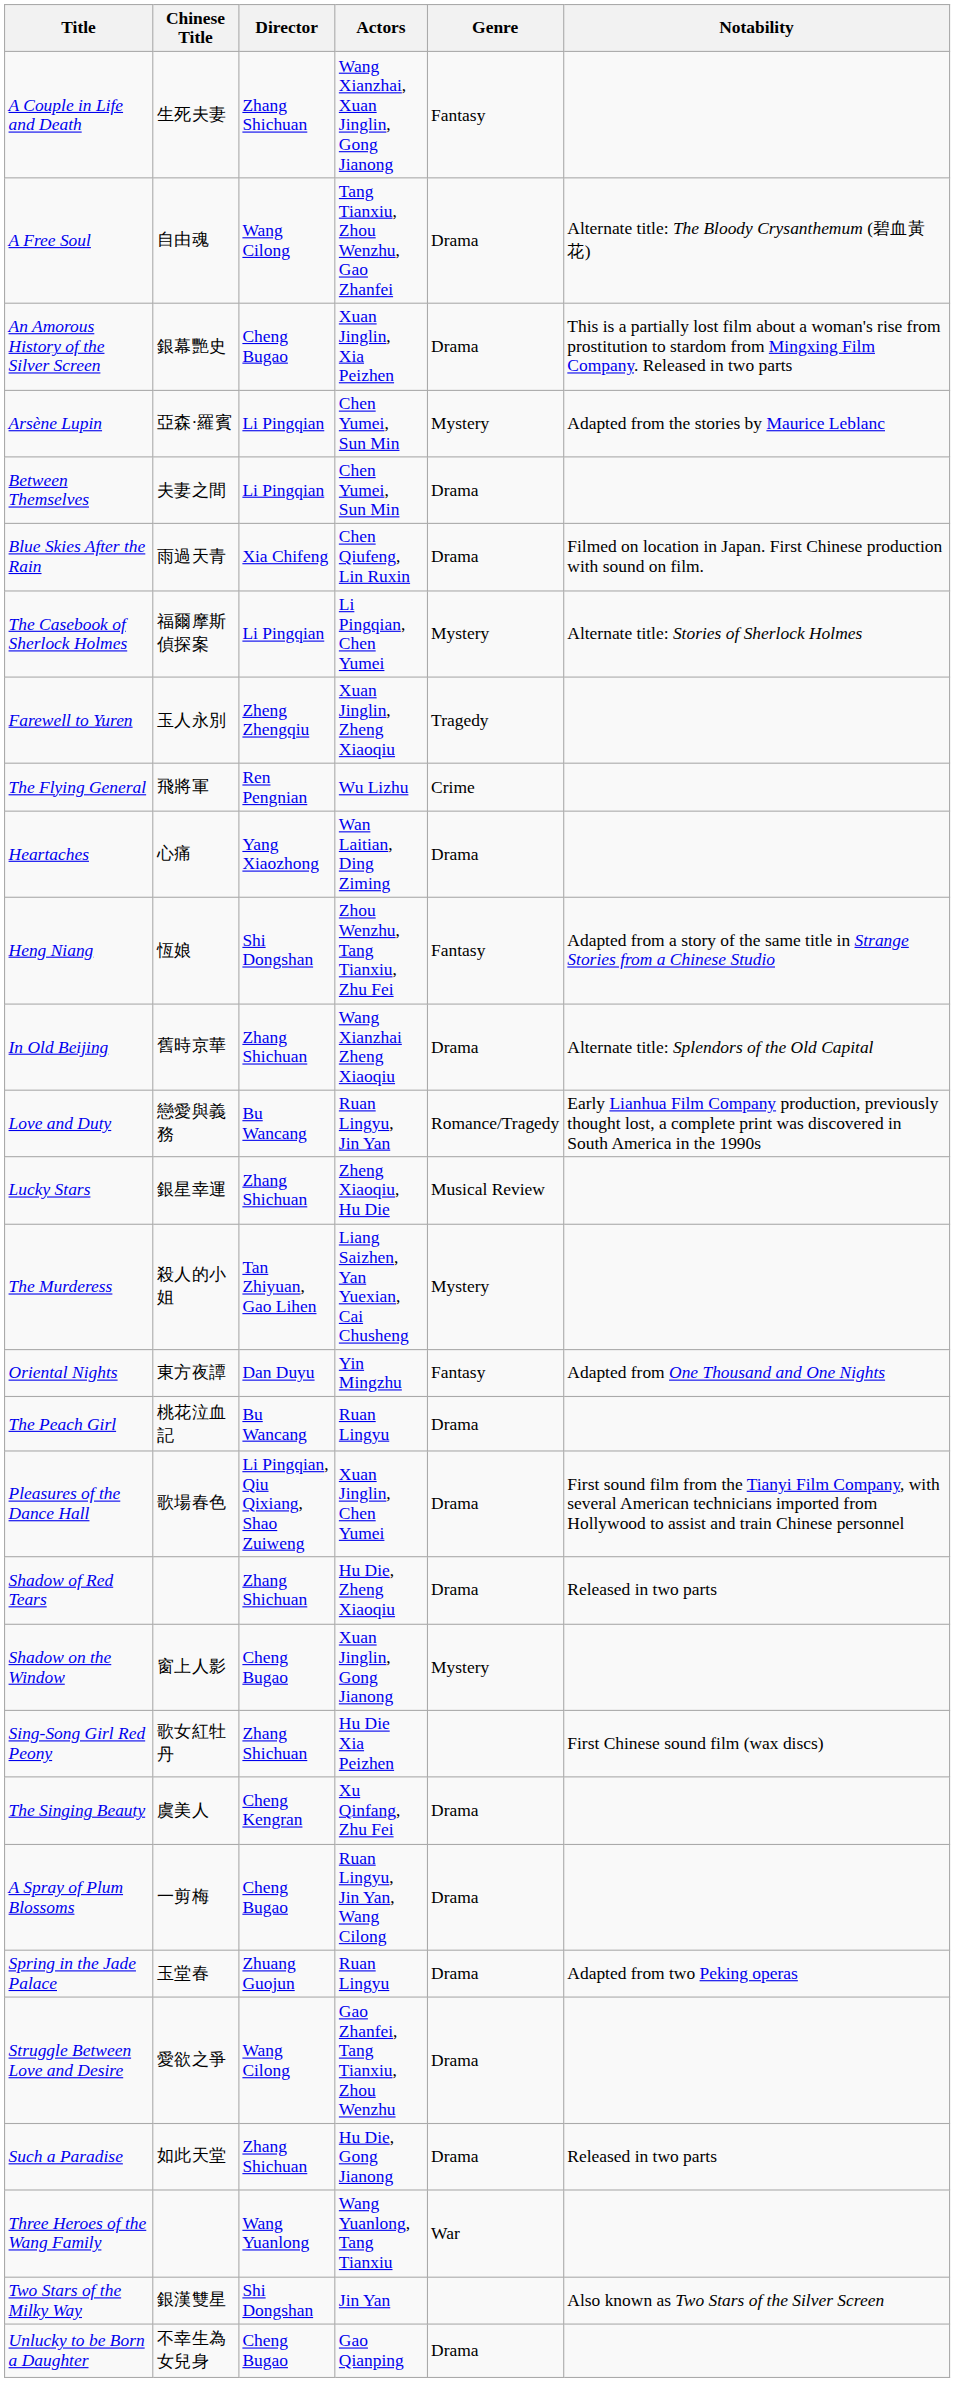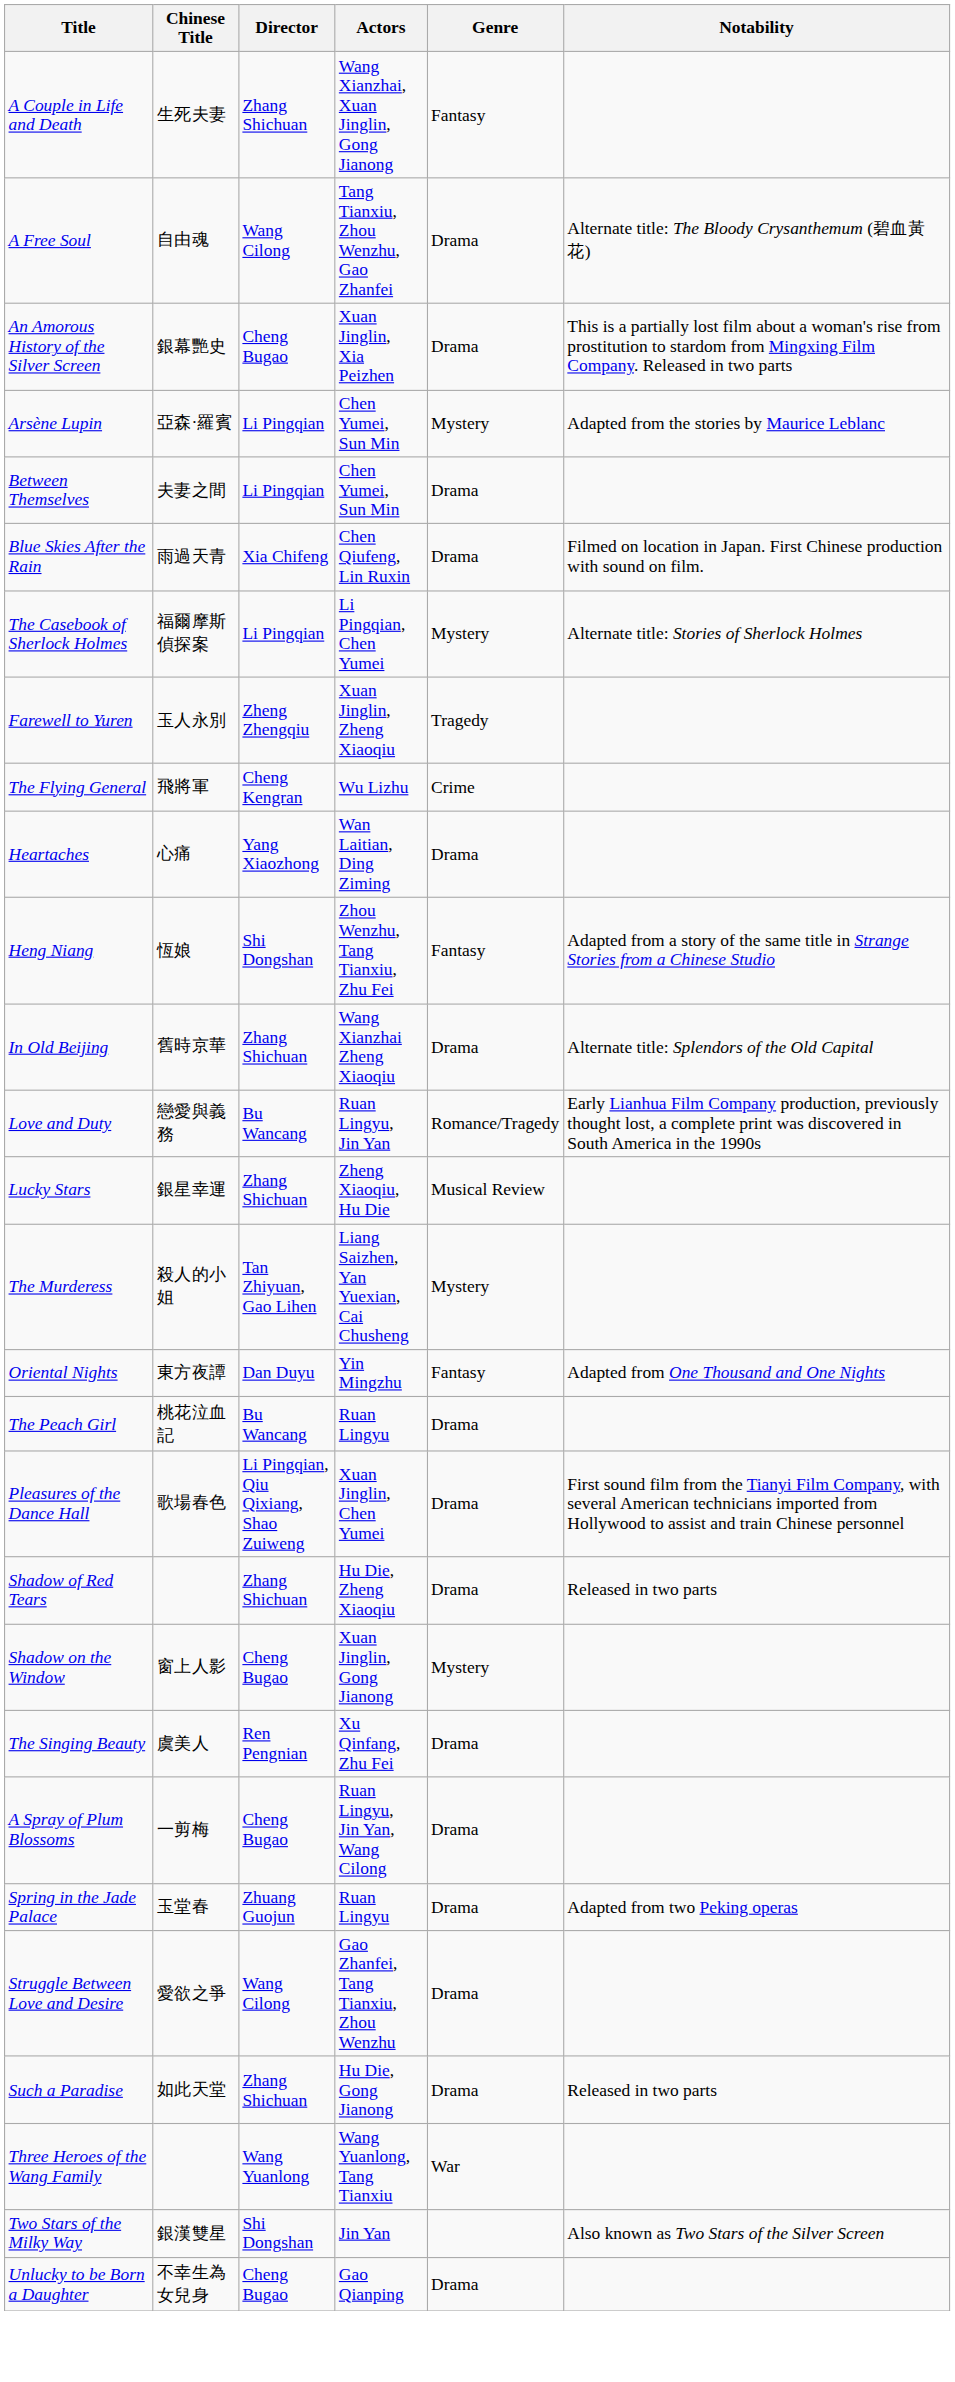(275, 787) Ren Pengnian -> (272, 787) Cheng Kengran
- row: (77, 1743)
(272, 1810) Cheng Kengran -> (275, 1743) Ren Pengnian
